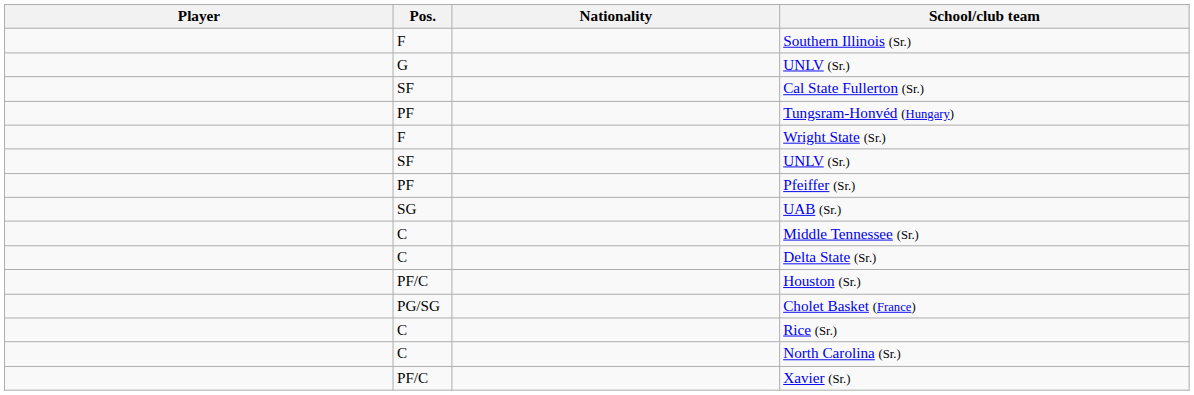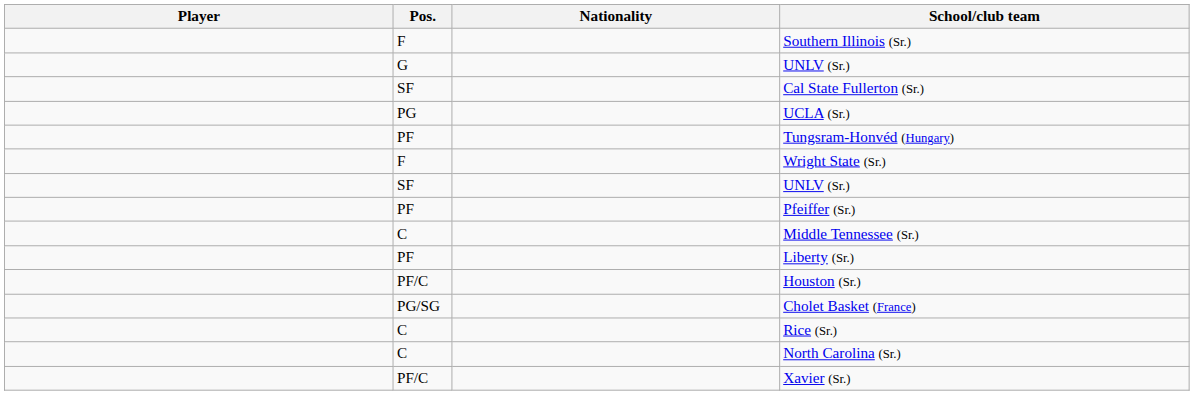+ row: (407, 112)
- row: (407, 209)
- row: (402, 257)
+ row: (405, 257)
